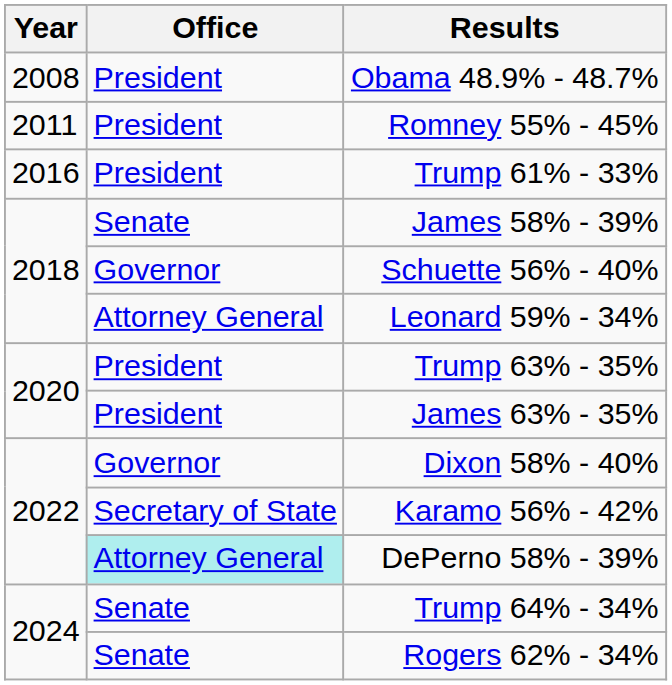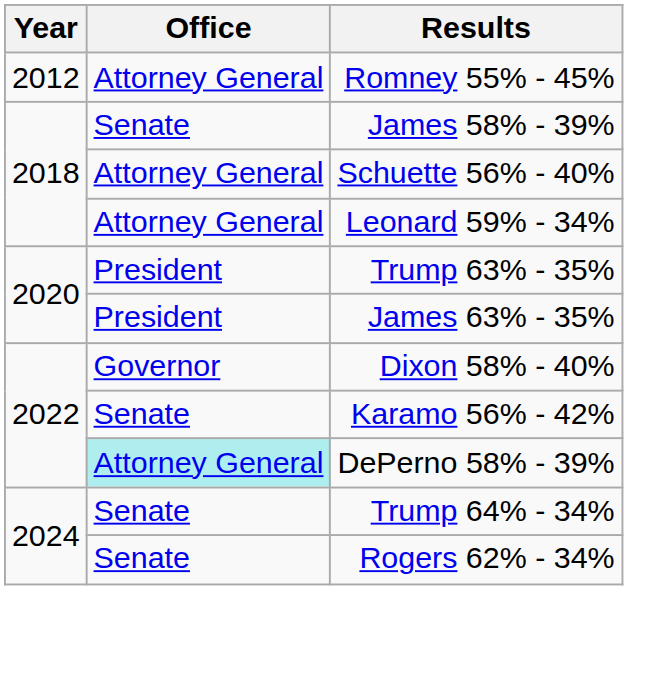- row: (505, 76)
(45, 125) 2011 -> (46, 76) 2012
(158, 125) President -> (209, 76) Attorney General
- row: (537, 173)
(157, 269) Governor -> (209, 173) Attorney General
(215, 510) Secretary of State -> (142, 414) Senate
